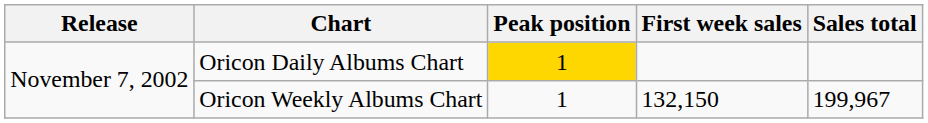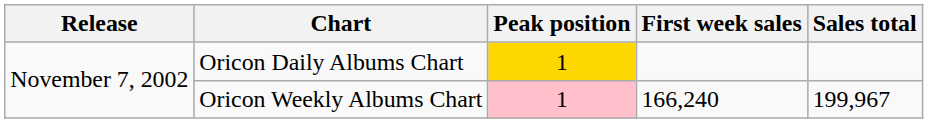(562, 99) no background -> (562, 99) pink background
(680, 99) 132,150 -> (680, 99) 166,240
